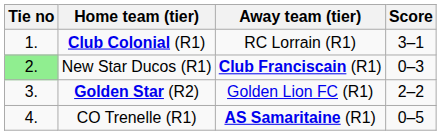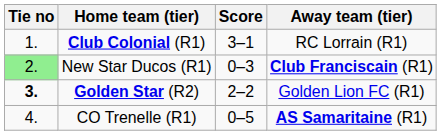columns swapped: (411, 17) <-> (300, 17)
(31, 92) normal -> (31, 92) bold
